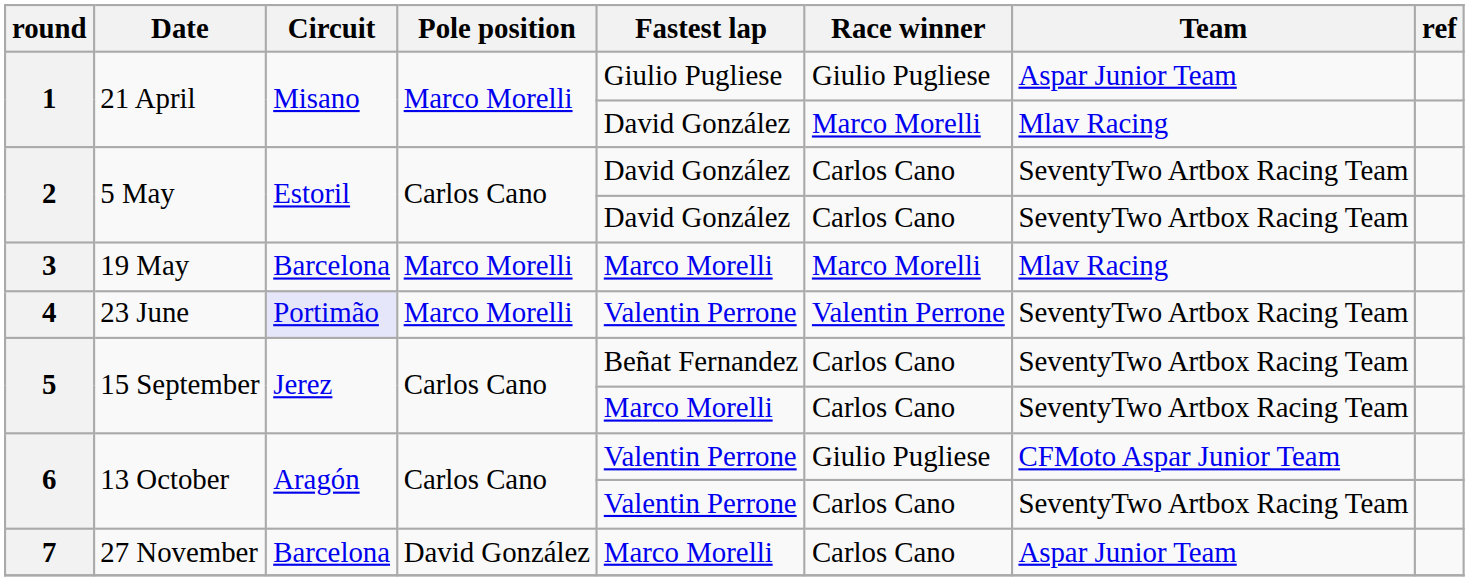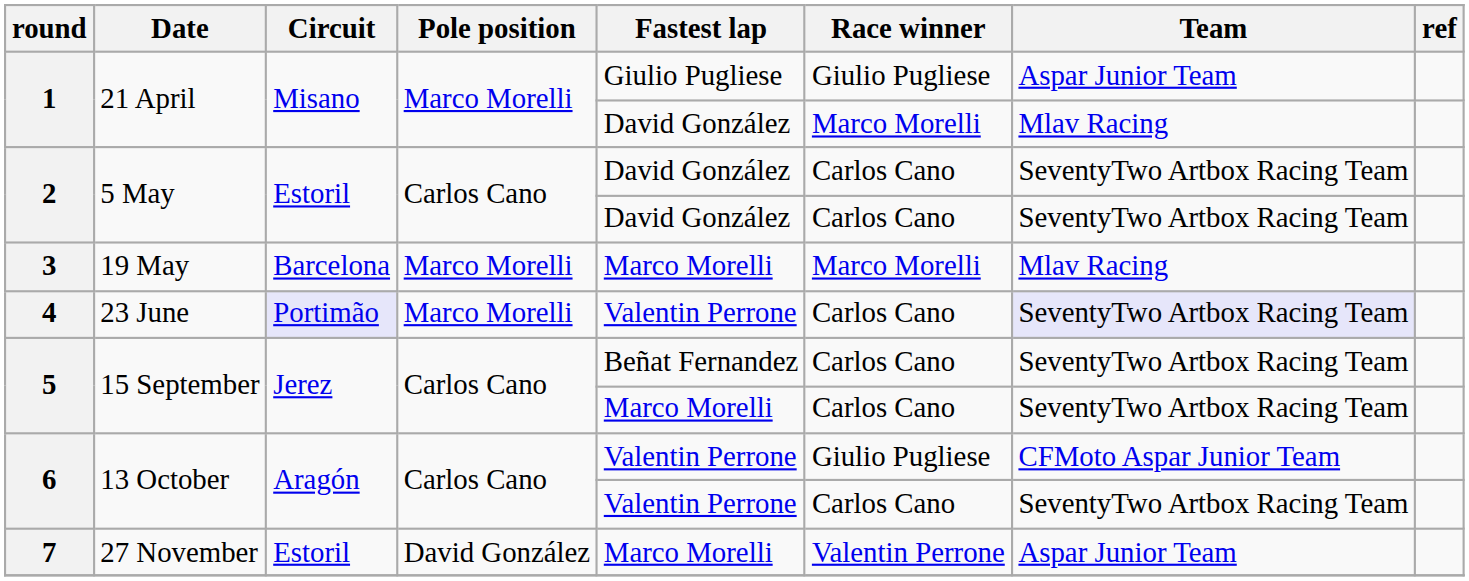(908, 313) Valentin Perrone -> (884, 313) Carlos Cano
(1213, 313) no background -> (1213, 313) lavender background
(332, 551) Barcelona -> (312, 551) Estoril
(884, 551) Carlos Cano -> (908, 551) Valentin Perrone
